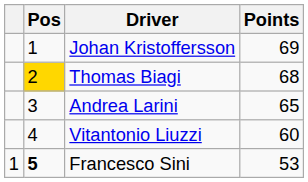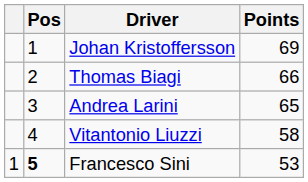(33, 77) gold background -> (33, 77) no background
(289, 77) 68 -> (289, 77) 66
(289, 135) 60 -> (289, 135) 58
